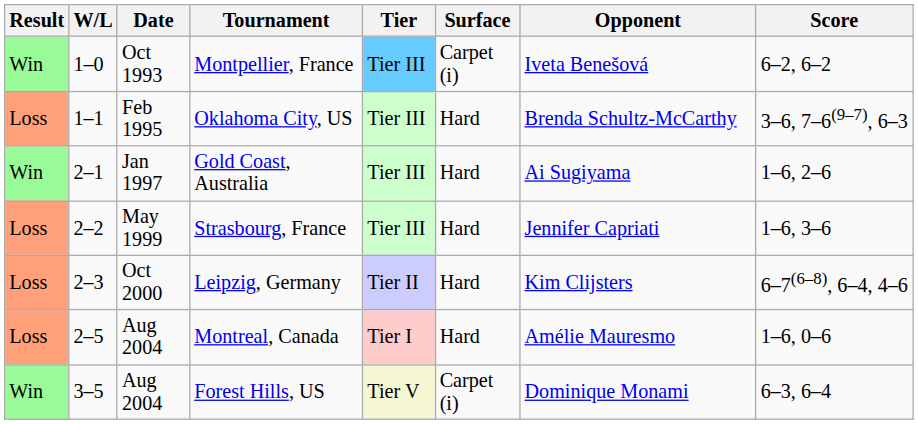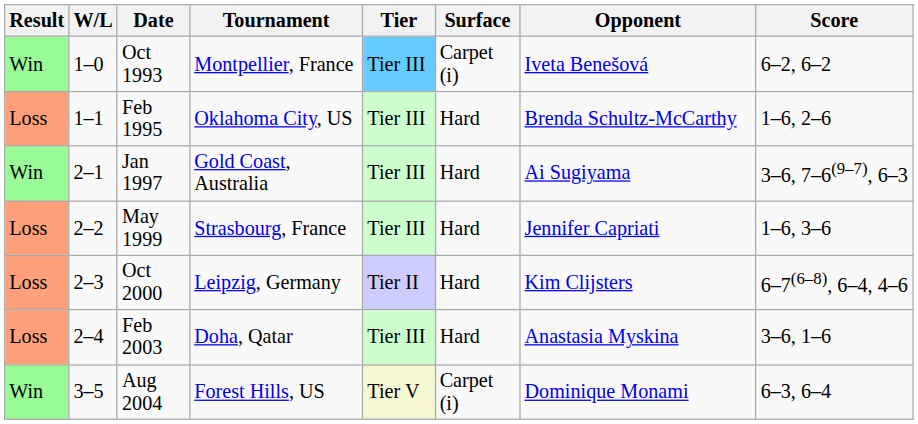(834, 118) 3–6, 7–6(9–7), 6–3 -> (796, 118) 1–6, 2–6
(796, 173) 1–6, 2–6 -> (834, 173) 3–6, 7–6(9–7), 6–3
+ row: (244, 337)
- row: (266, 337)
